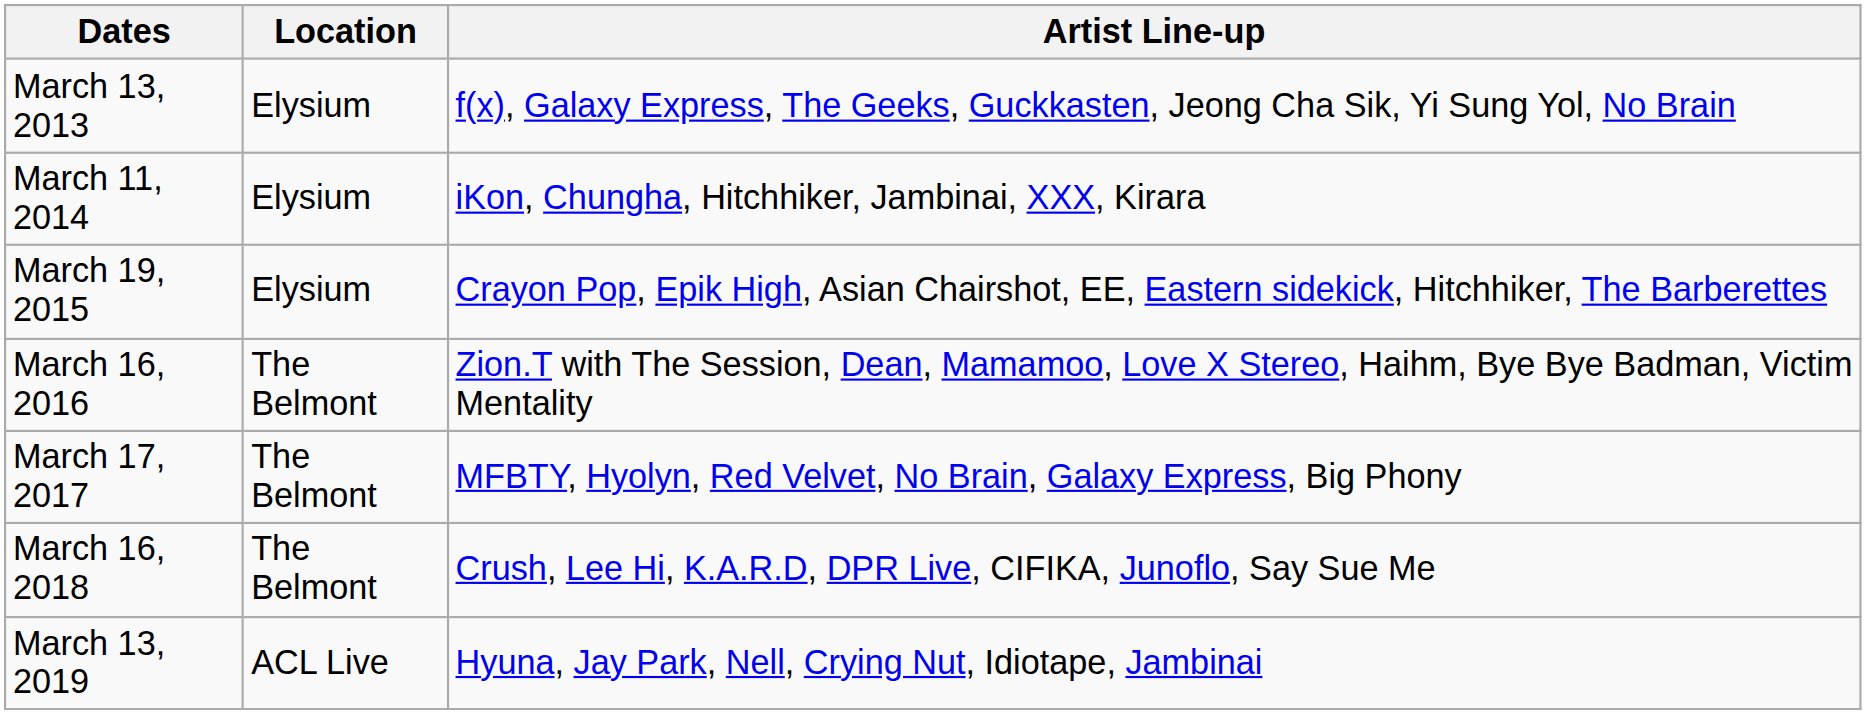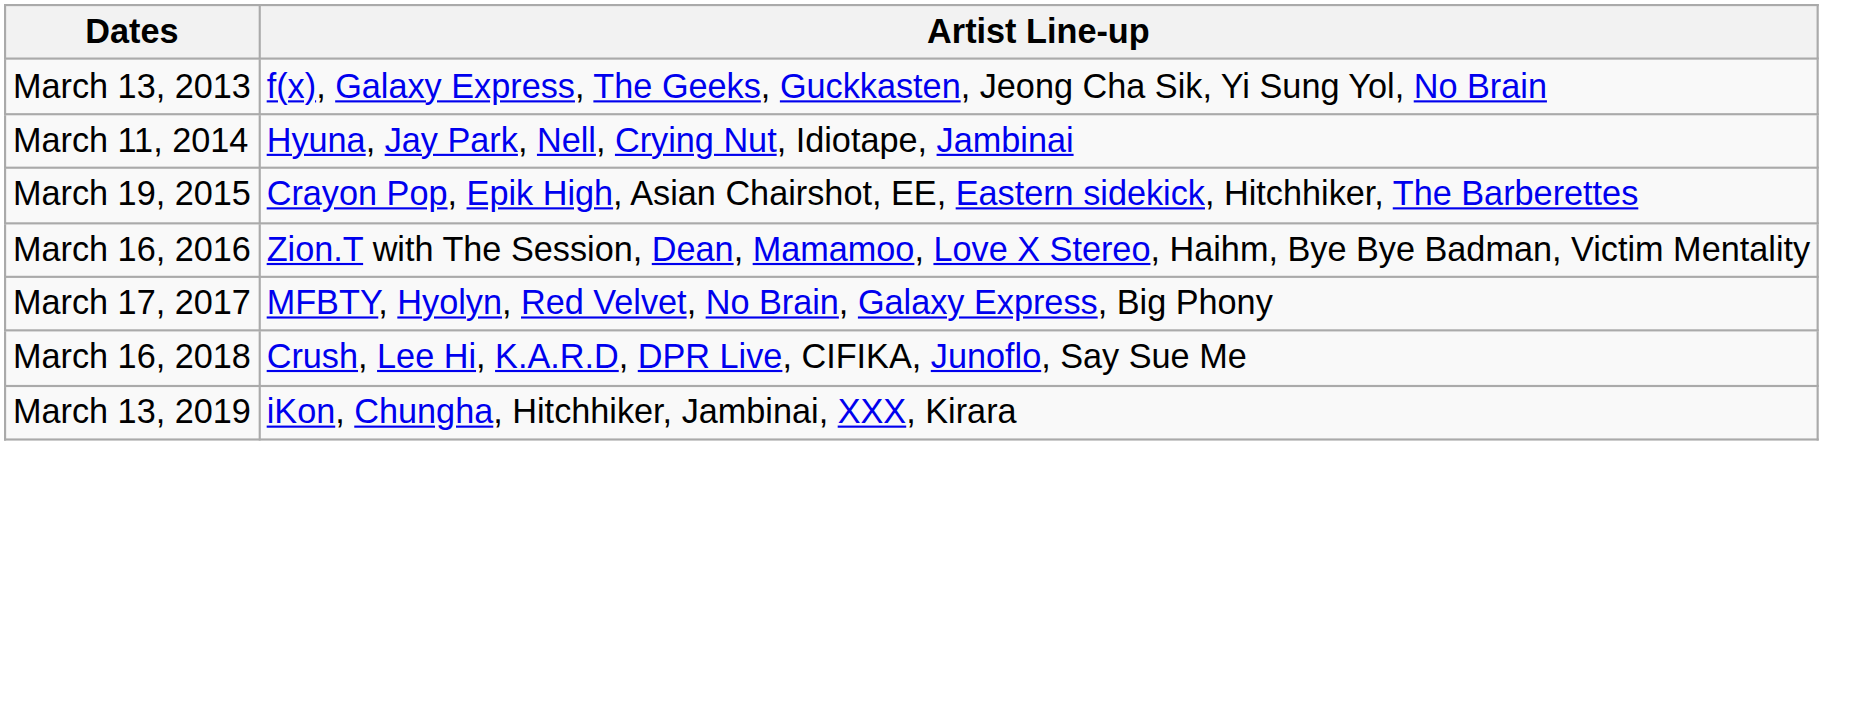- column: (345, 31)
(830, 198) iKon, Chungha, Hitchhiker, Jambinai, XXX, Kirara -> (670, 140) Hyuna, Jay Park, Nell, Crying Nut, Idiotape, Jambinai
(859, 662) Hyuna, Jay Park, Nell, Crying Nut, Idiotape, Jambinai -> (642, 411) iKon, Chungha, Hitchhiker, Jambinai, XXX, Kirara
